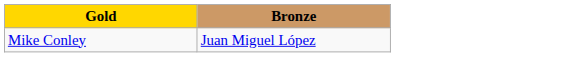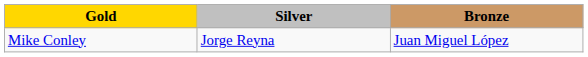+ column: (294, 16)
